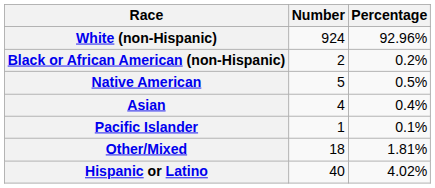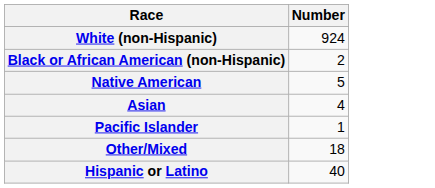- column: (389, 15)
